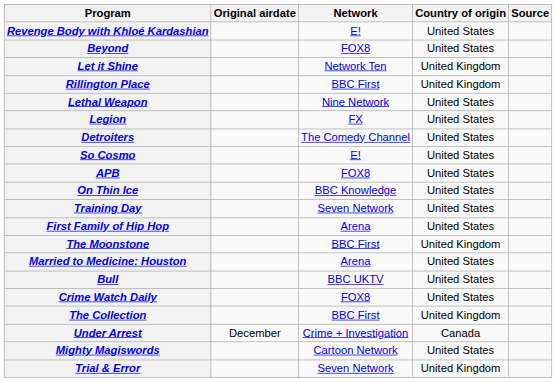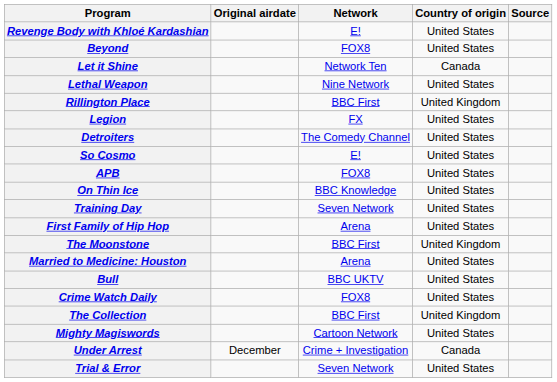(461, 66) United Kingdom -> (461, 66) Canada
rows swapped: (108, 102) <-> (108, 84)
rows swapped: (108, 333) <-> (108, 350)
(461, 368) United Kingdom -> (461, 368) United States
